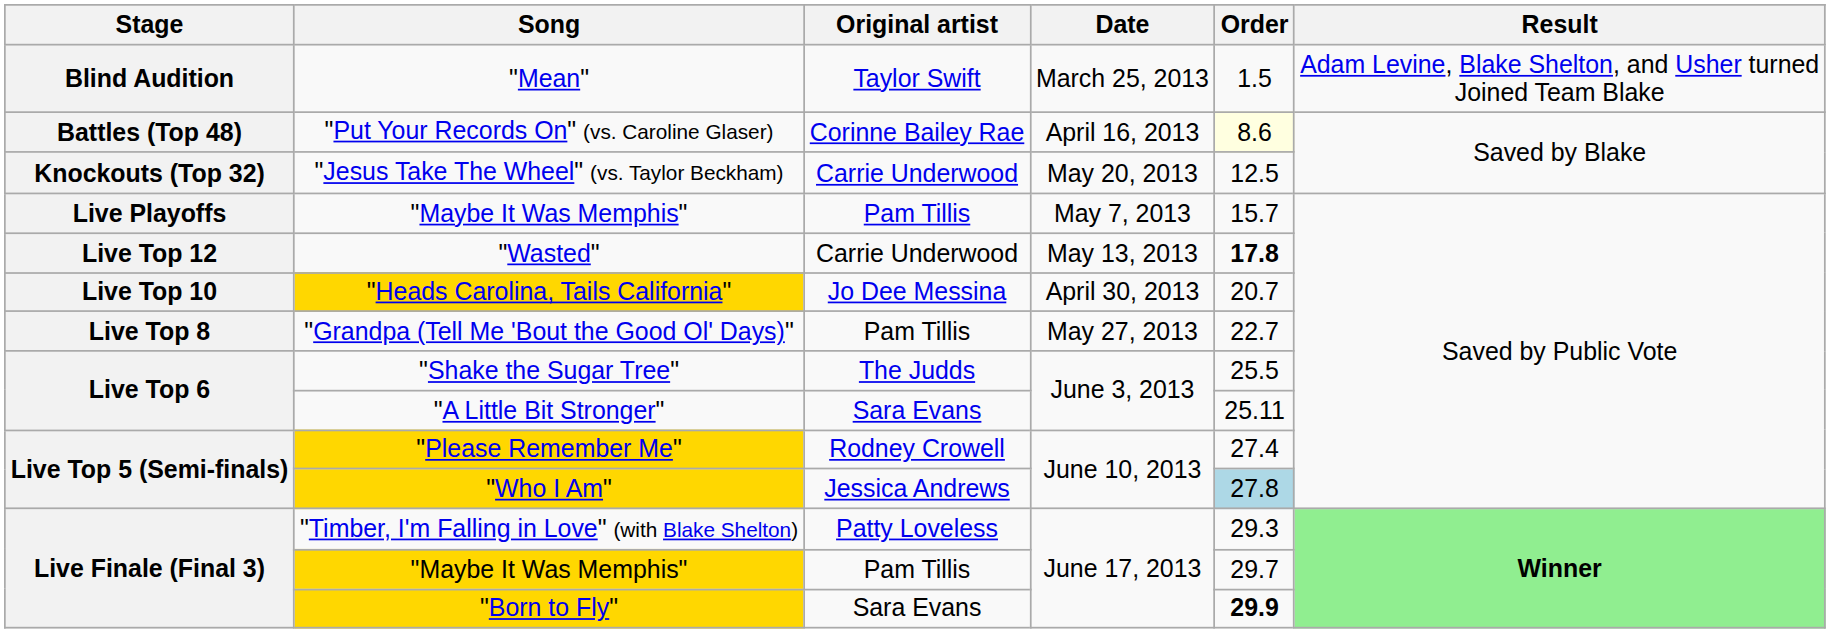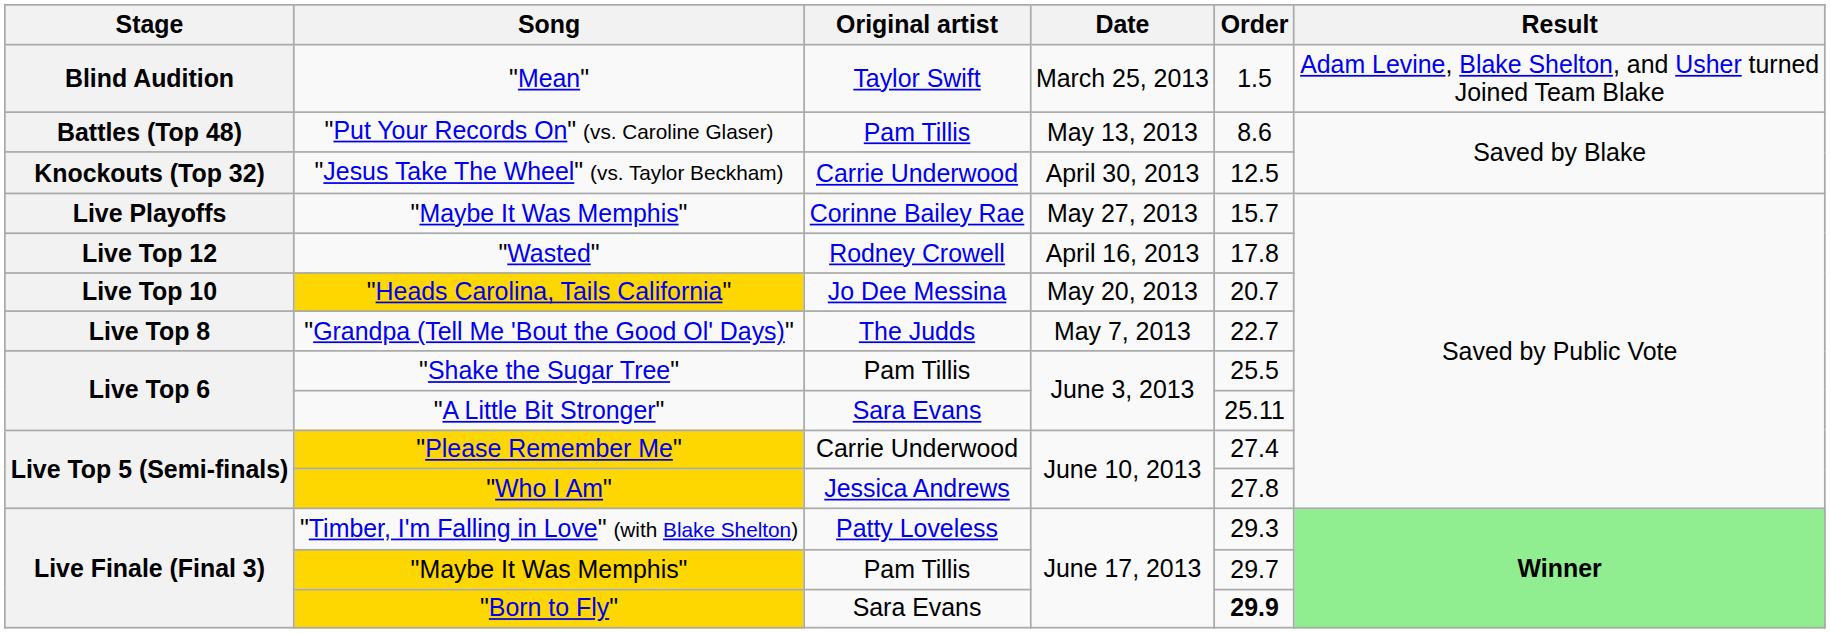(917, 132) Corinne Bailey Rae -> (917, 132) Pam Tillis
(1122, 132) April 16, 2013 -> (1122, 132) May 13, 2013
(1255, 132) lightyellow background -> (1255, 132) no background
(1122, 173) May 20, 2013 -> (1122, 173) April 30, 2013
(917, 214) Pam Tillis -> (917, 214) Corinne Bailey Rae
(1122, 214) May 7, 2013 -> (1122, 214) May 27, 2013
(917, 253) Carrie Underwood -> (917, 253) Rodney Crowell
(1122, 253) May 13, 2013 -> (1122, 253) April 16, 2013
(1255, 253) bold -> (1255, 253) normal
(1122, 292) April 30, 2013 -> (1122, 292) May 20, 2013
(917, 332) Pam Tillis -> (917, 332) The Judds
(1122, 332) May 27, 2013 -> (1122, 332) May 7, 2013
(917, 371) The Judds -> (917, 371) Pam Tillis
(917, 450) Rodney Crowell -> (917, 450) Carrie Underwood
(1255, 489) lightblue background -> (1255, 489) no background
